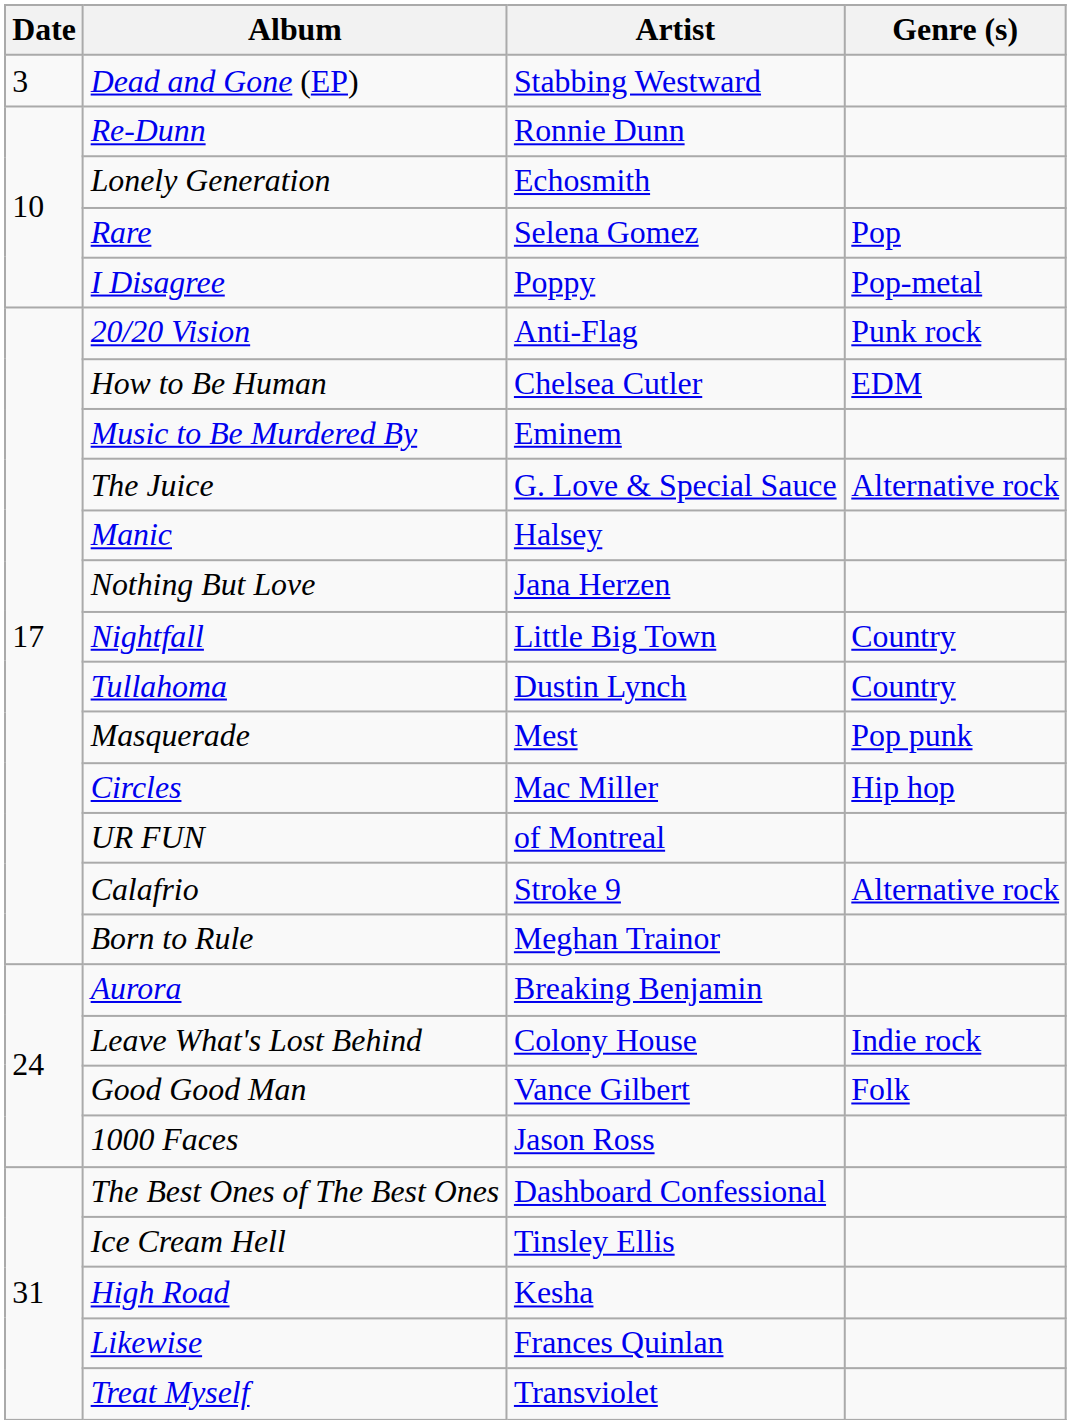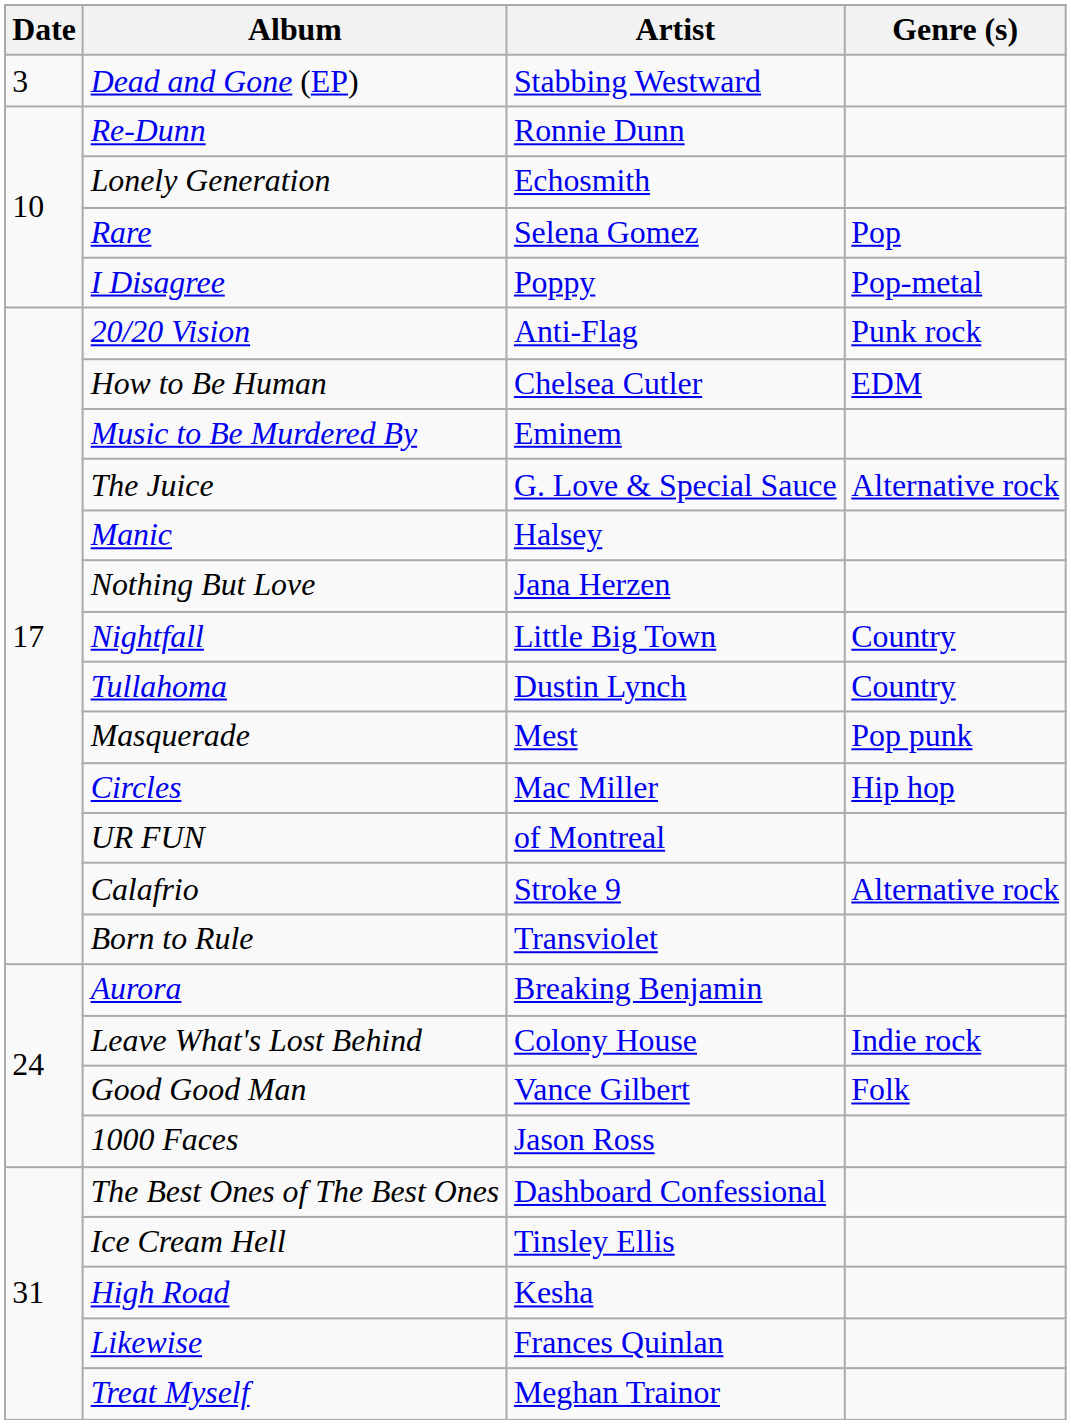(617, 938) Meghan Trainor -> (586, 938) Transviolet
(586, 1393) Transviolet -> (617, 1393) Meghan Trainor
